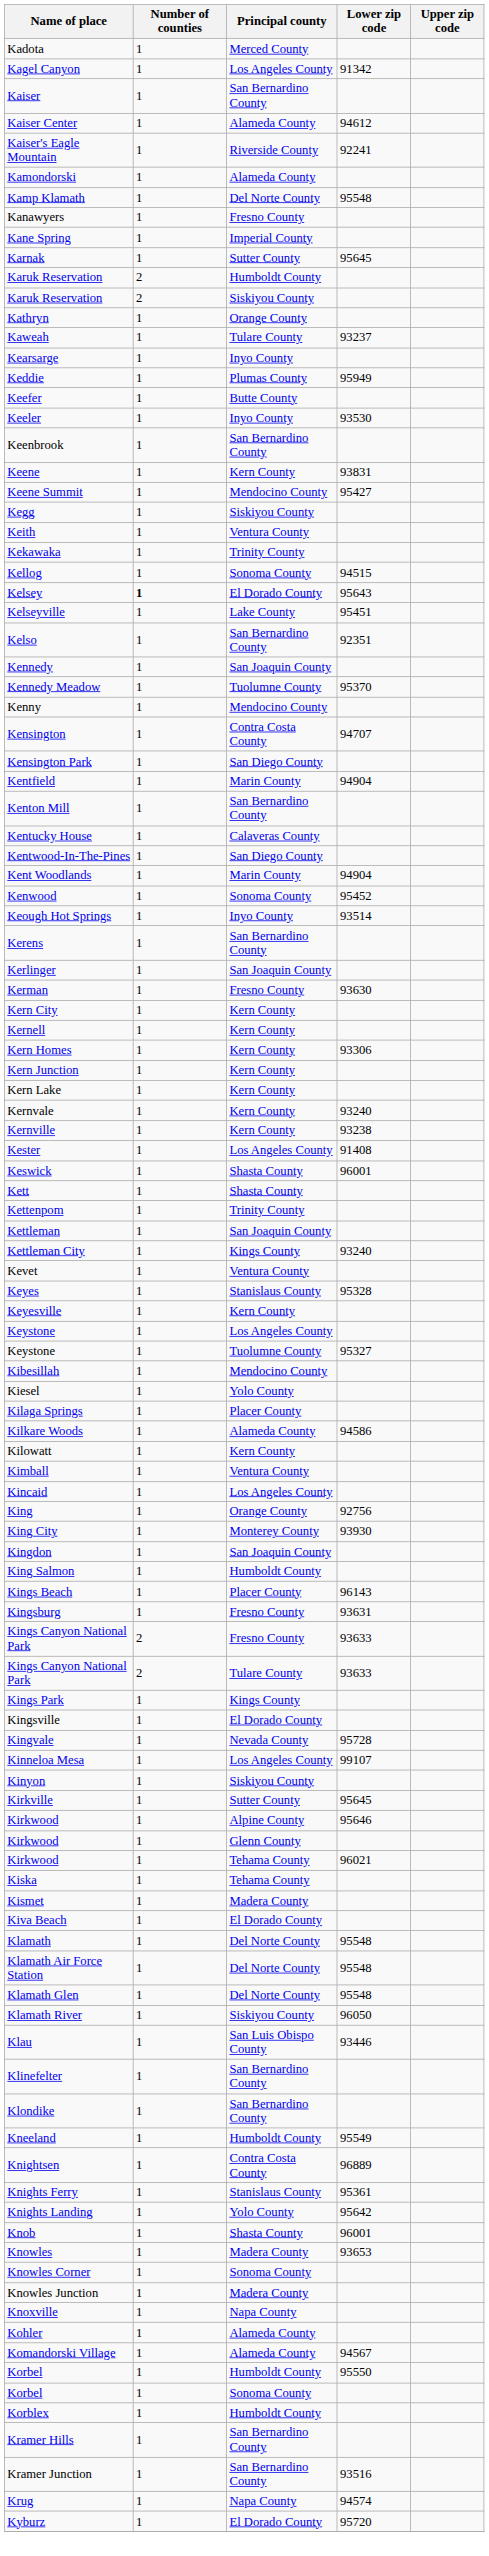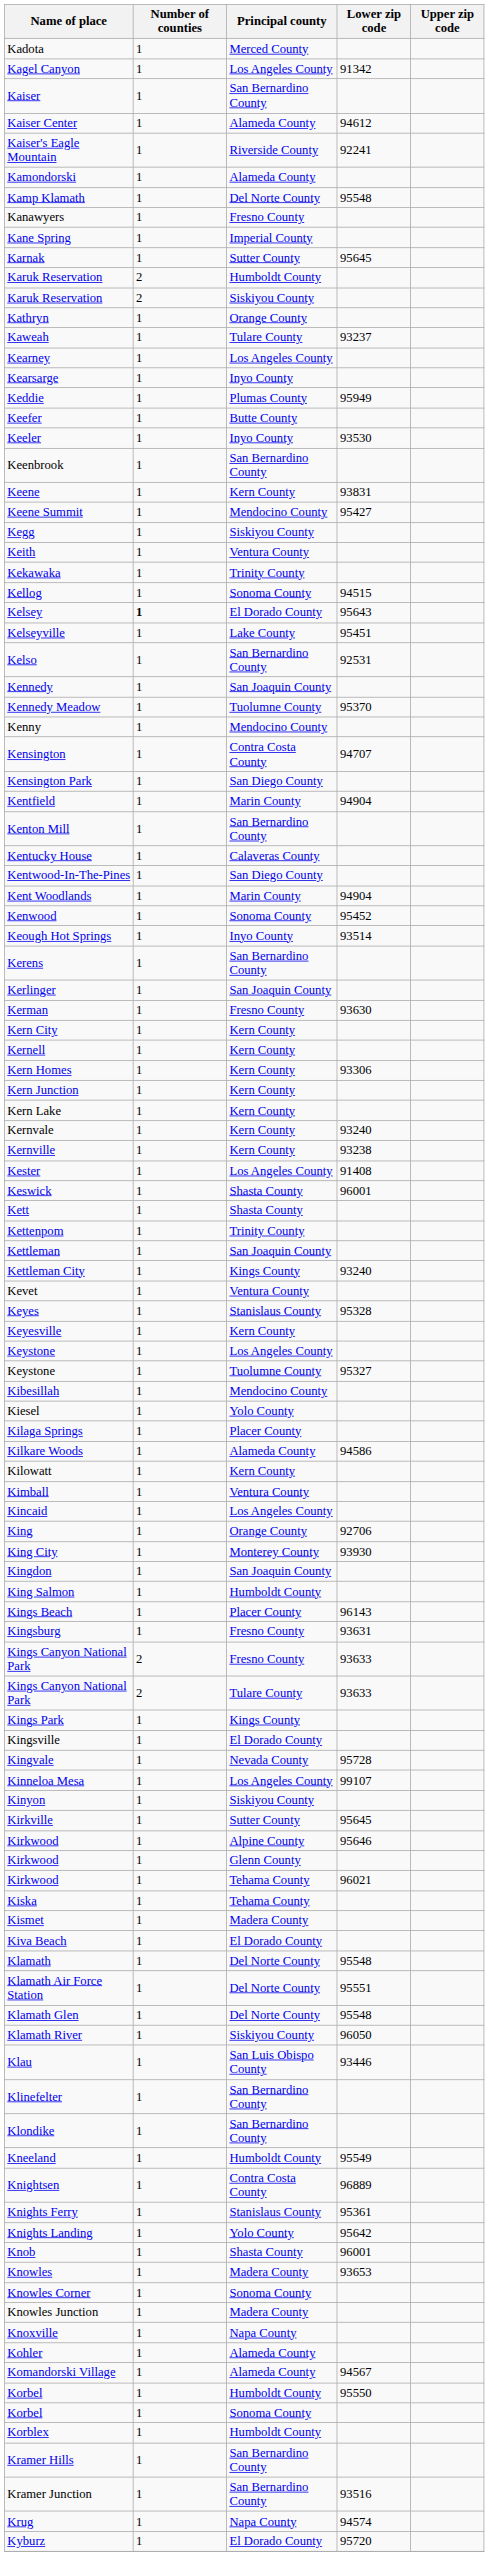+ row: (29, 357)
(356, 639) 92351 -> (356, 659) 92531
(356, 1511) 92756 -> (356, 1531) 92706
(356, 1967) 95548 -> (356, 1988) 95551
